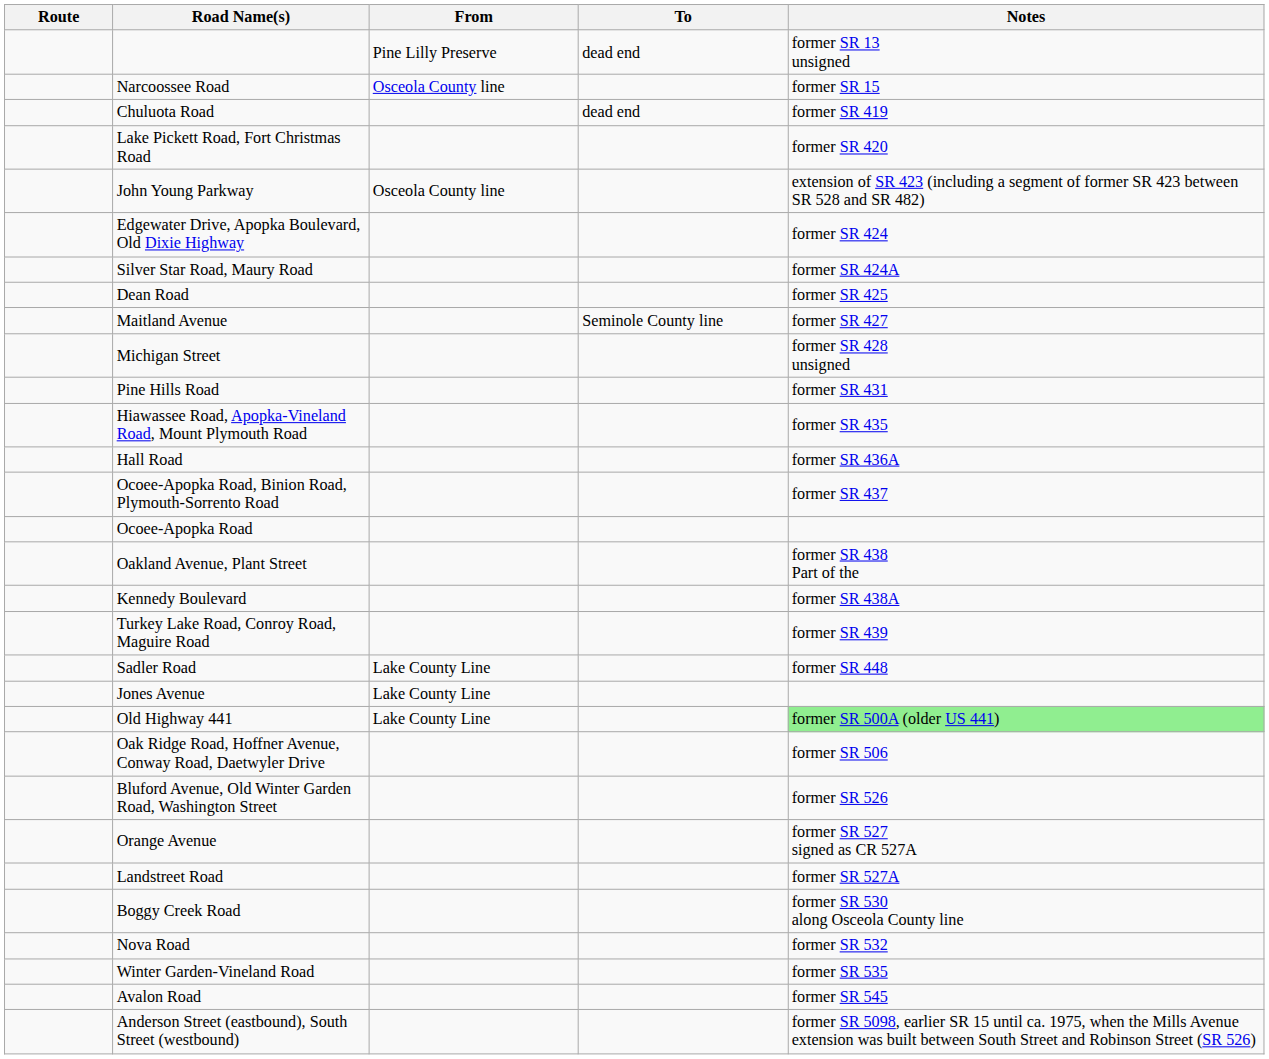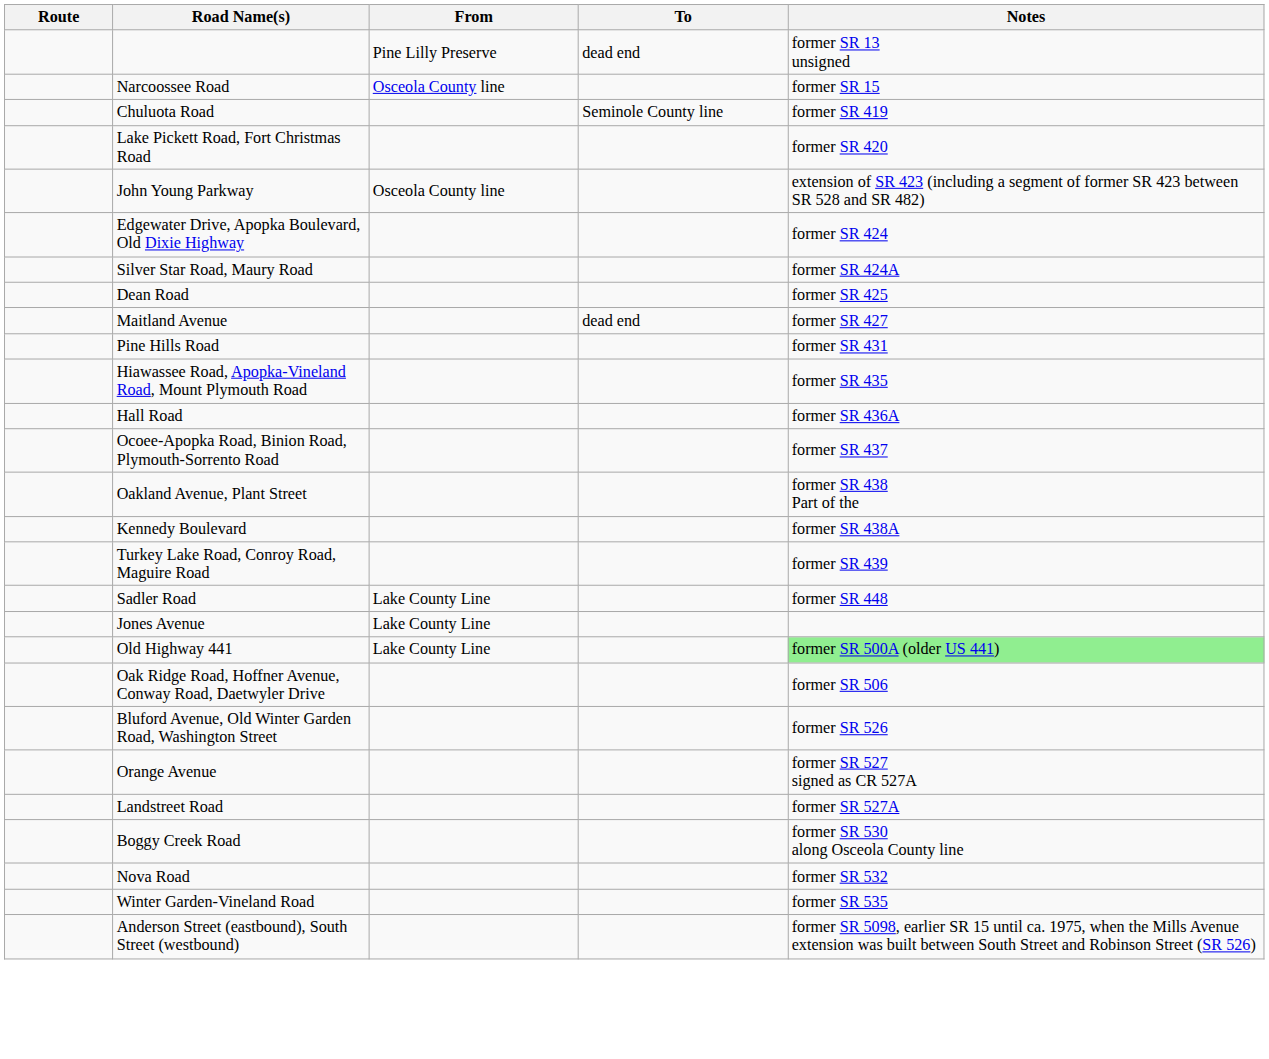(611, 112) dead end -> (653, 112) Seminole County line
(653, 320) Seminole County line -> (611, 320) dead end
- row: (169, 355)
- row: (185, 529)
- row: (159, 996)
